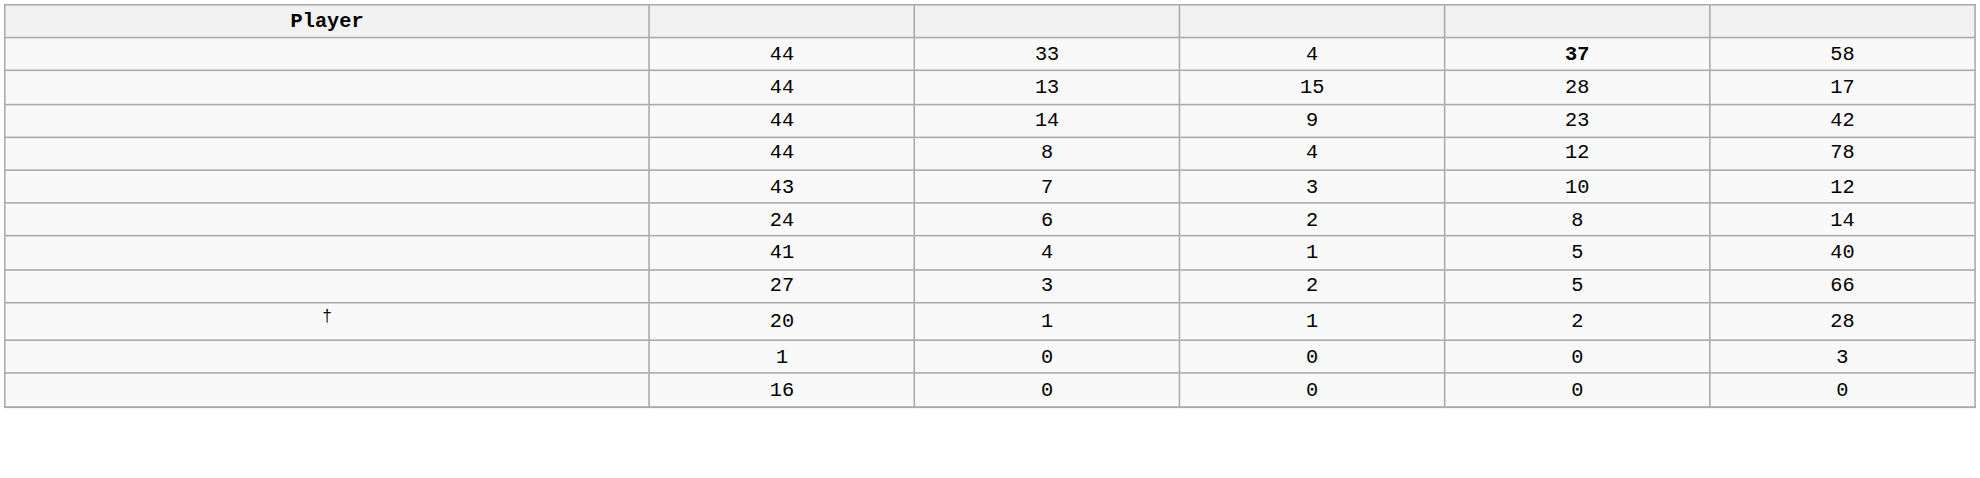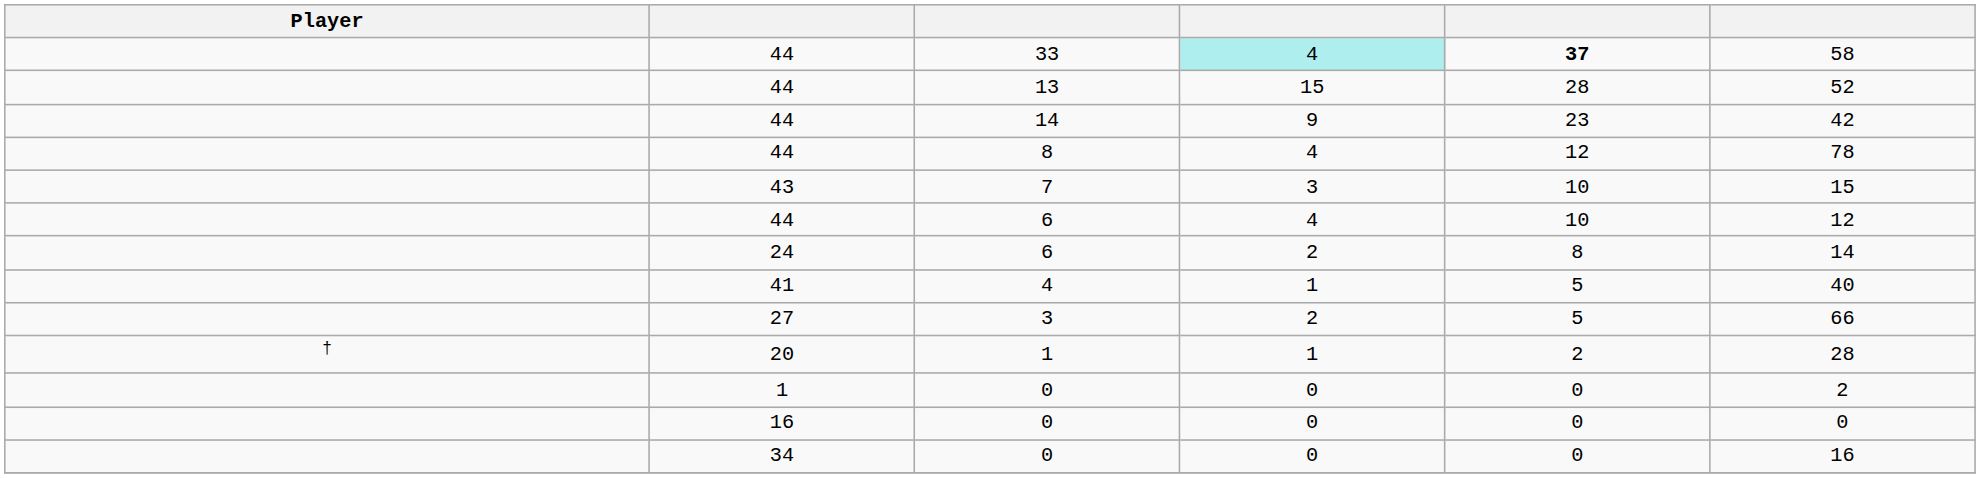(1312, 54) no background -> (1312, 54) paleturquoise background
(1842, 87) 17 -> (1842, 87) 52
(1842, 187) 12 -> (1842, 187) 15
+ row: (782, 220)
(1842, 357) 3 -> (1842, 390) 2
+ row: (782, 456)
